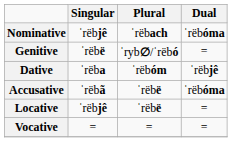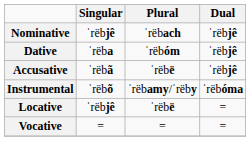(204, 32) ˈrëbóma -> (223, 32) ˈrëbjê
- row: (36, 51)
(204, 89) ˈrëbóma -> (223, 70) ˈrëbjê
+ row: (40, 88)
